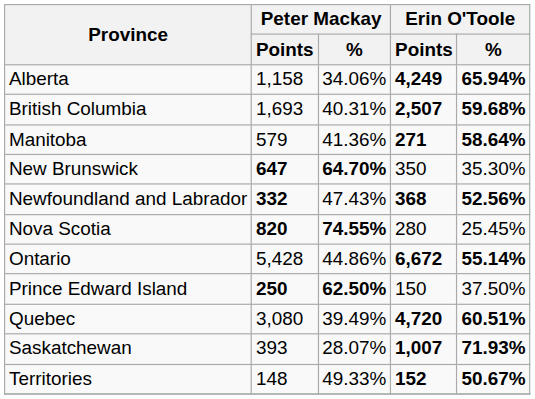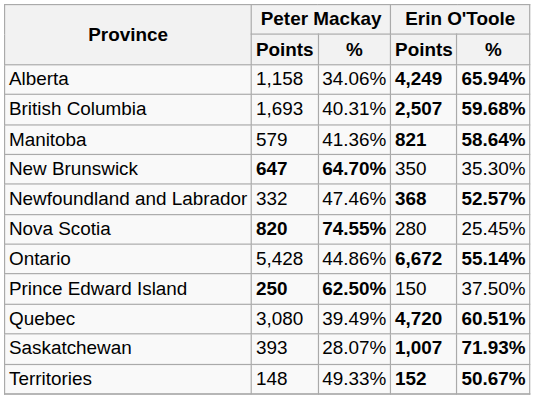(411, 139) 271 -> (411, 139) 821
(272, 199) bold -> (272, 199) normal
(354, 199) 47.43% -> (354, 199) 47.46%
(493, 199) 52.56% -> (493, 199) 52.57%
